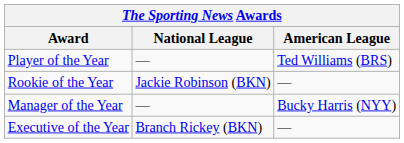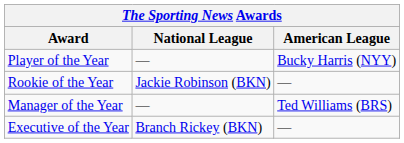(335, 60) Ted Williams (BRS) -> (337, 60) Bucky Harris (NYY)
(337, 104) Bucky Harris (NYY) -> (335, 104) Ted Williams (BRS)
